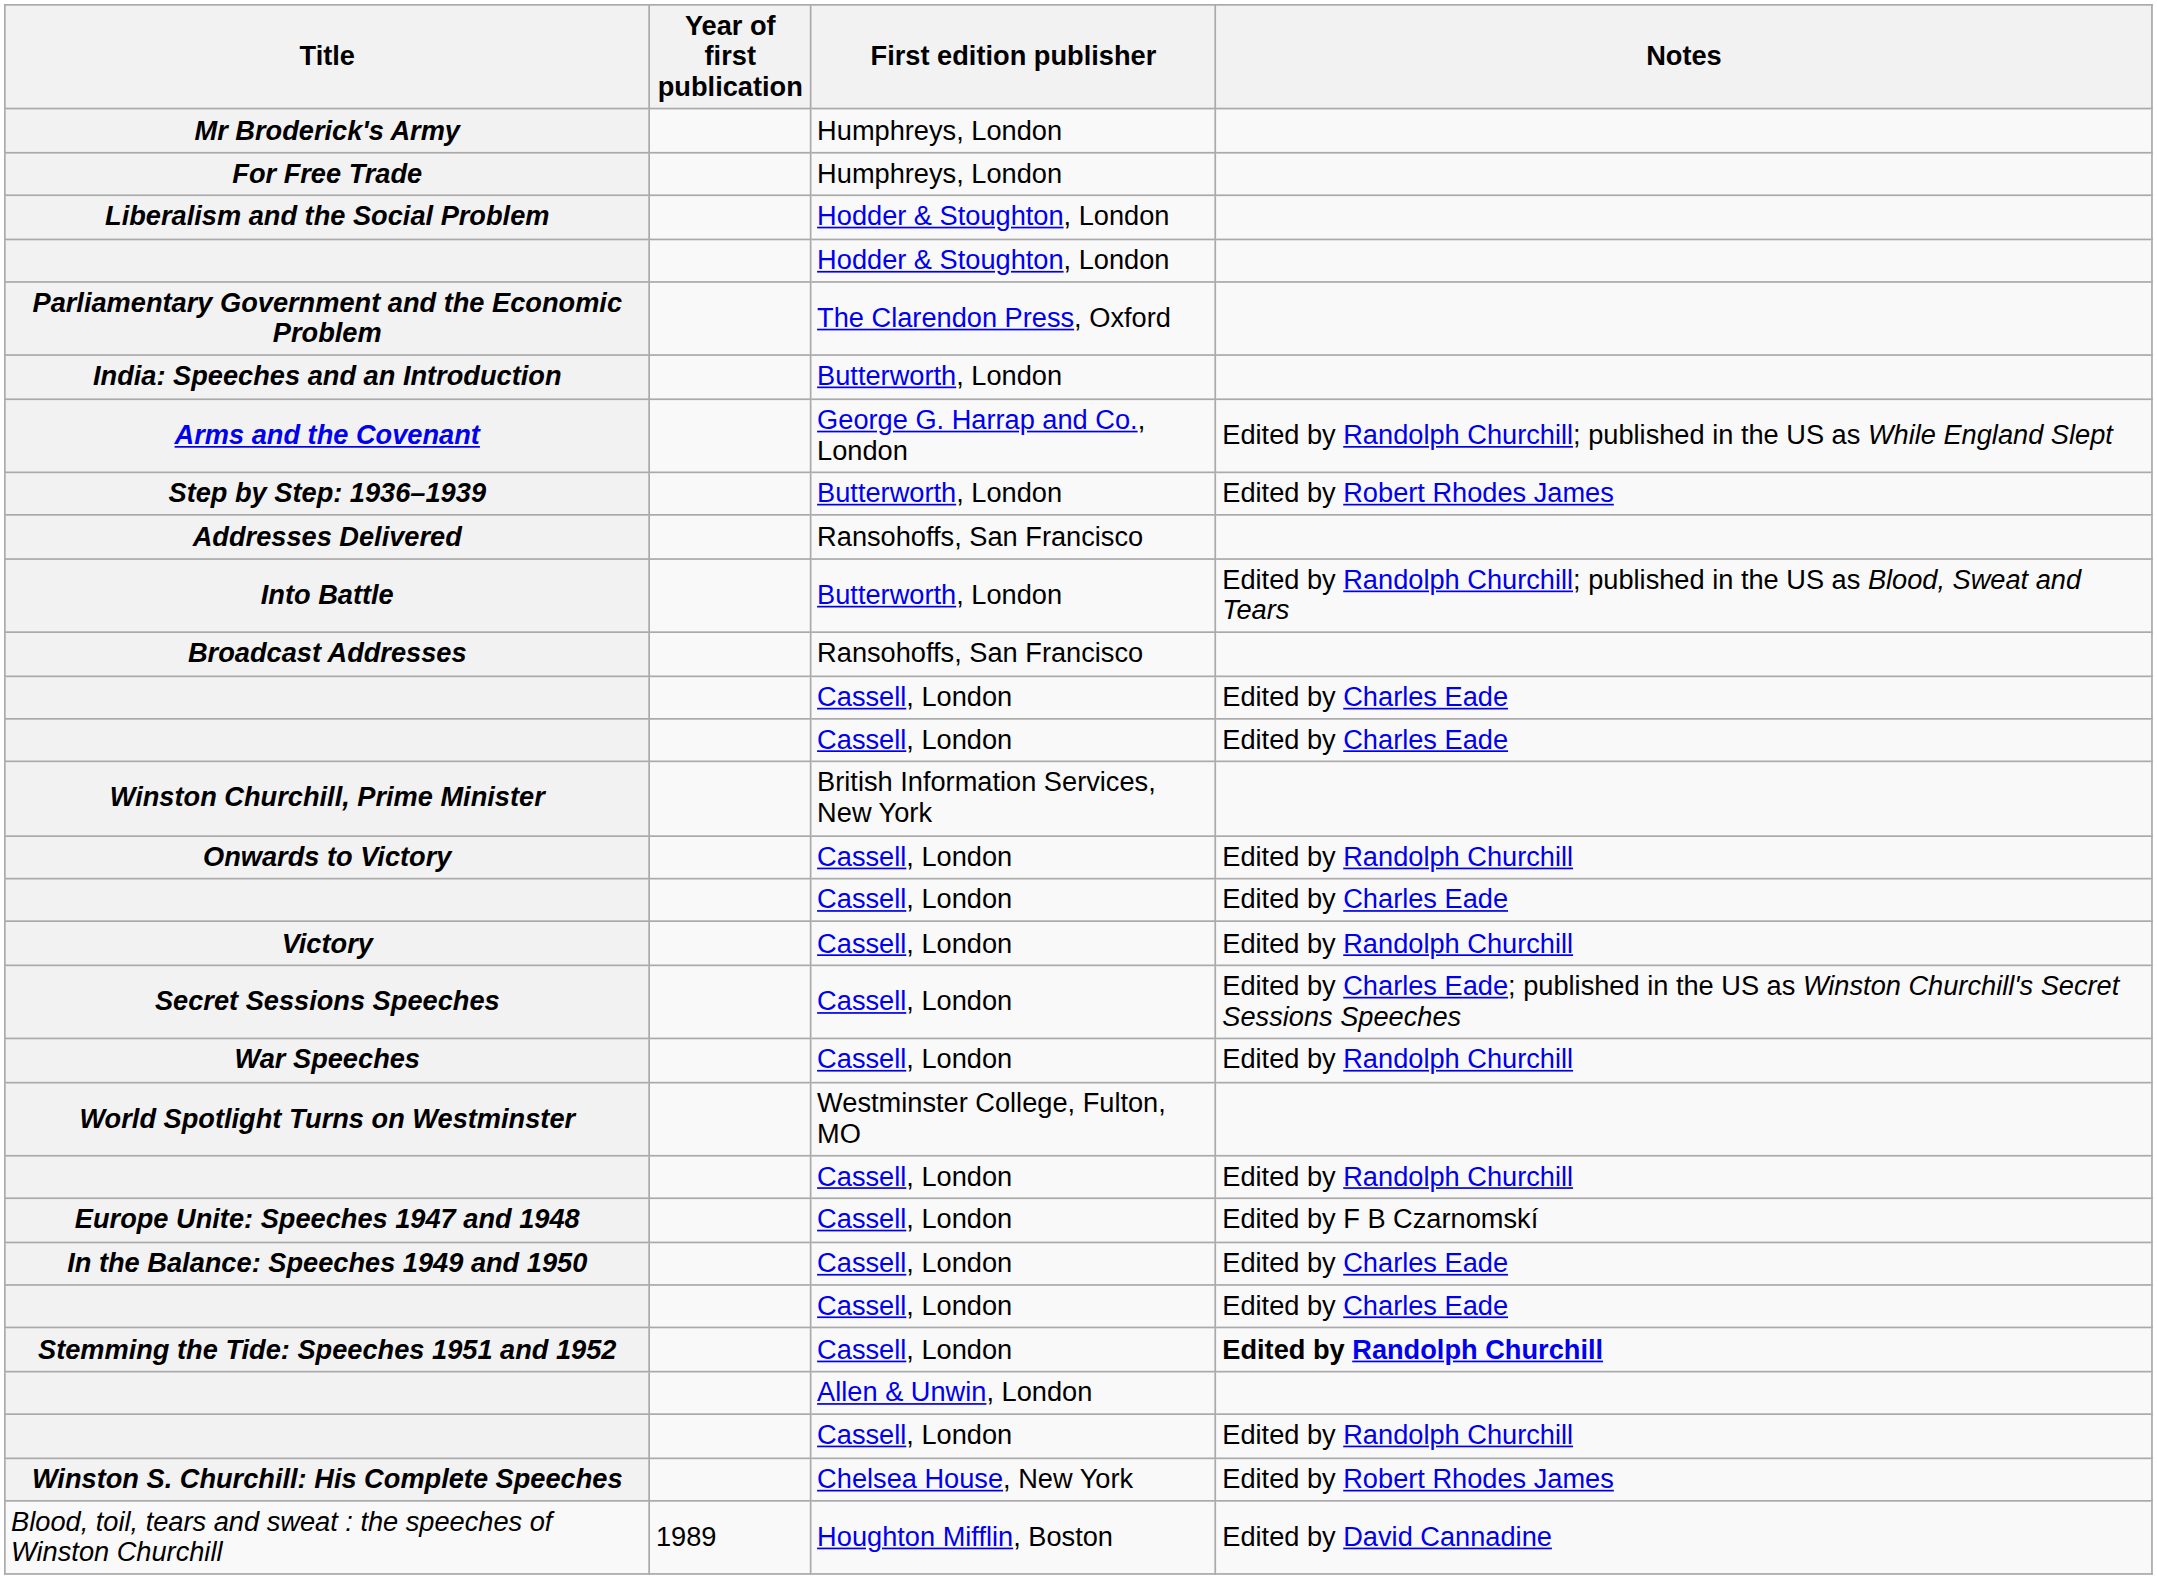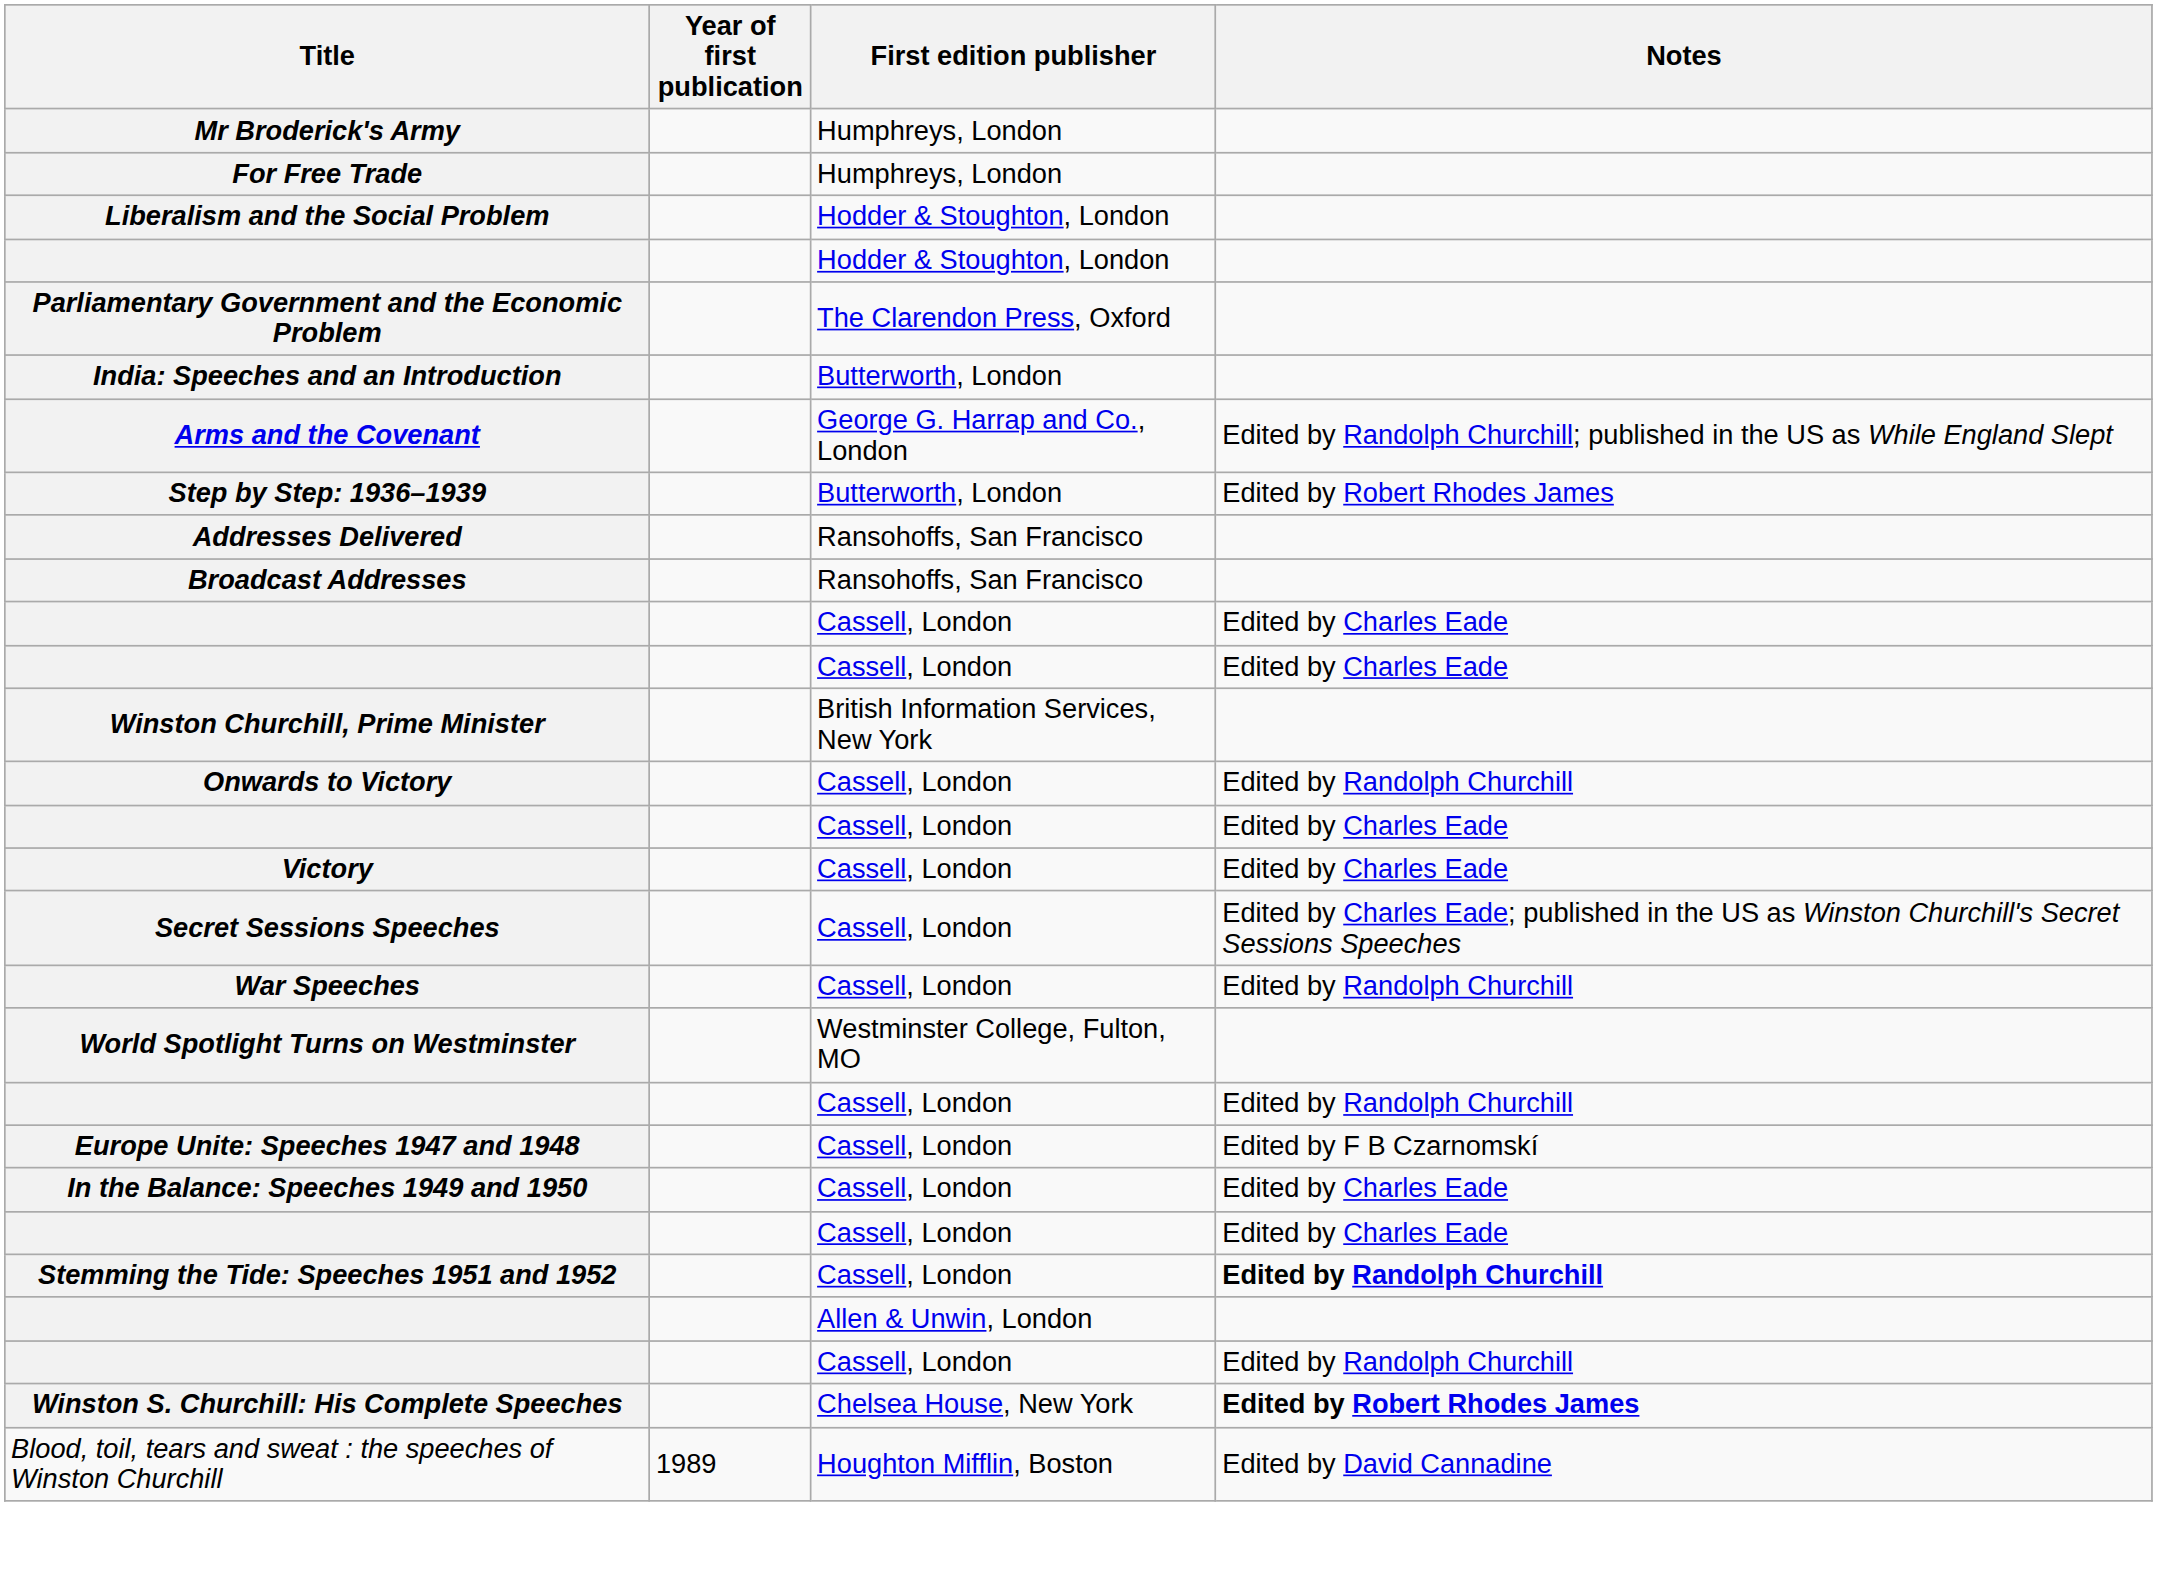- row: (327, 595)
(1398, 943) Edited by Randolph Churchill -> (1365, 869) Edited by Charles Eade
(1418, 1478) normal -> (1431, 1404) bold
